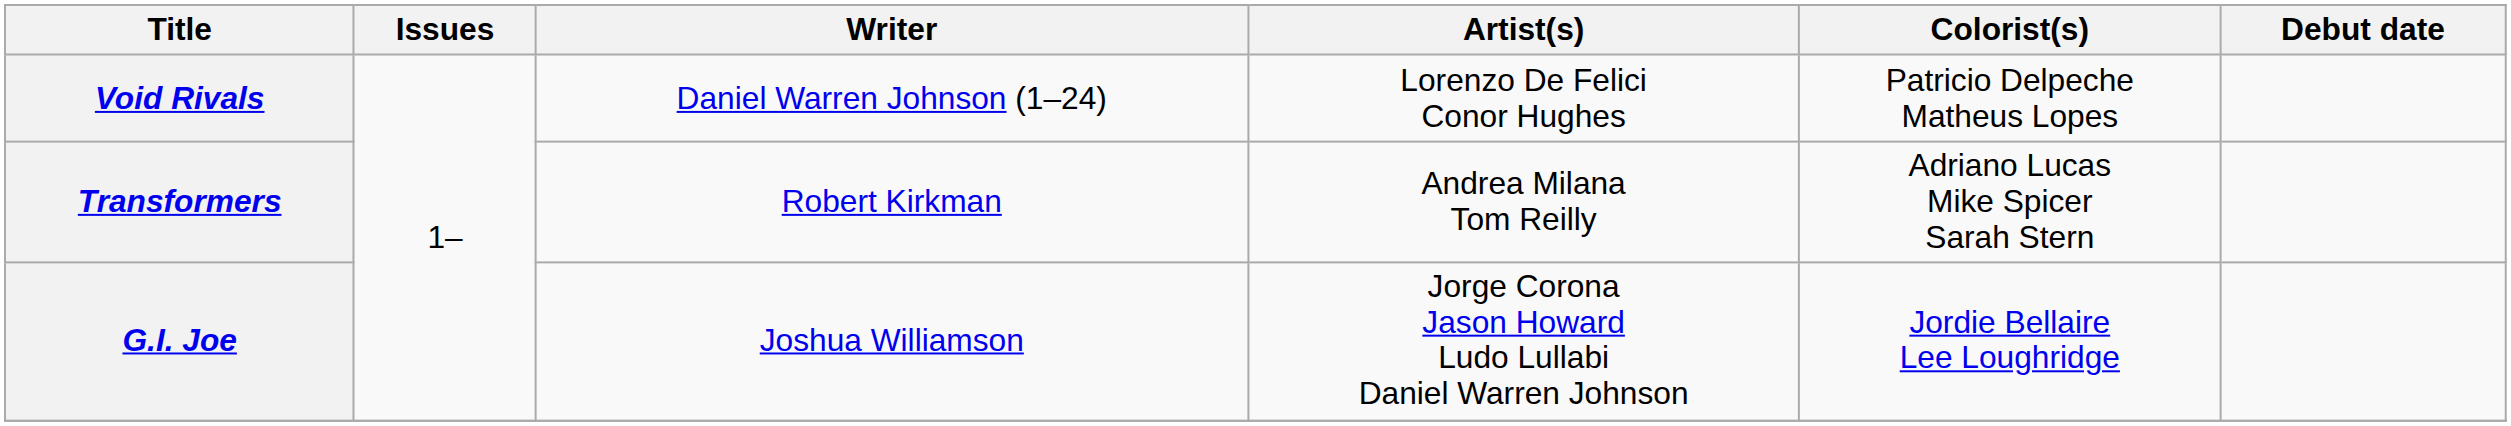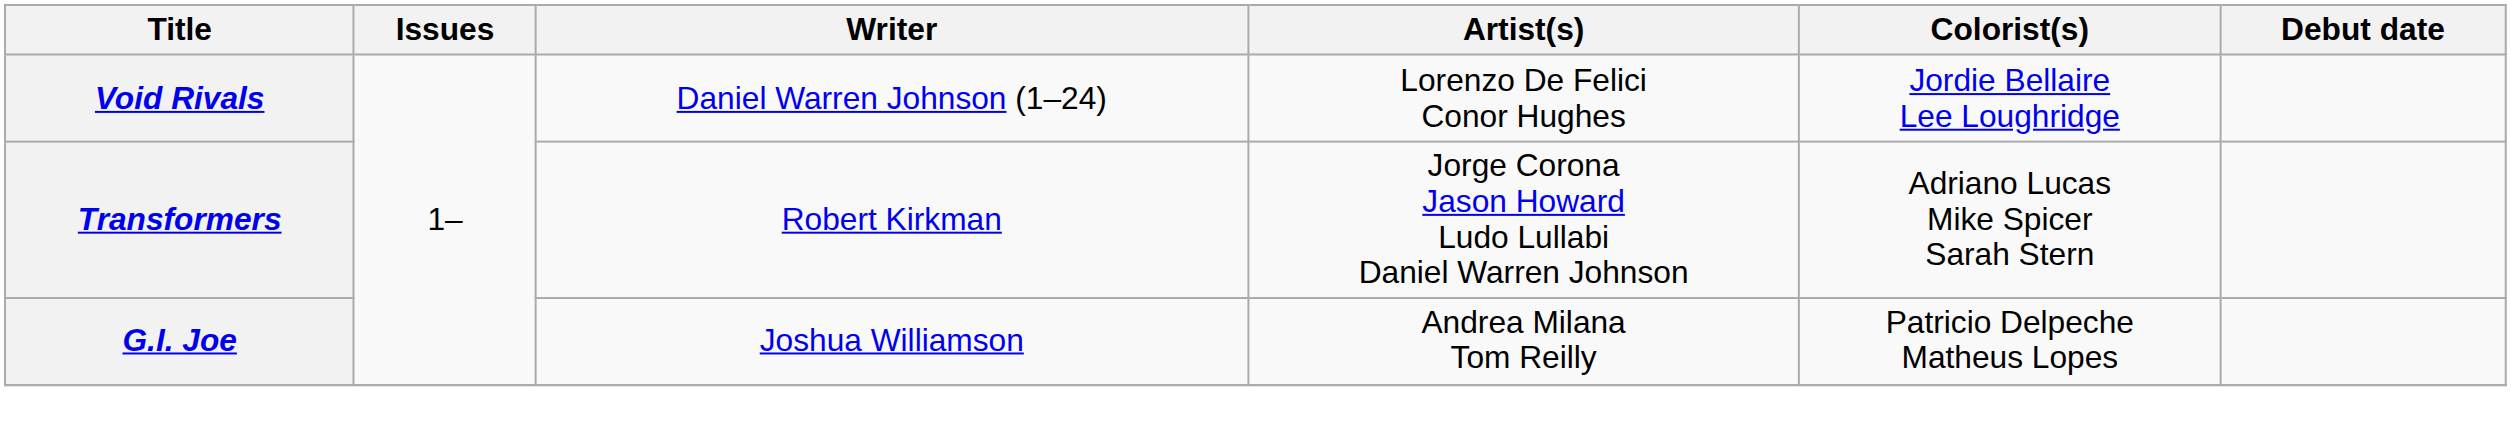(2010, 97) Patricio Delpeche Matheus Lopes -> (2010, 97) Jordie Bellaire Lee Loughridge
(1524, 201) Andrea Milana Tom Reilly -> (1524, 219) Jorge Corona Jason Howard Ludo Lullabi Daniel Warren Johnson
(1524, 340) Jorge Corona Jason Howard Ludo Lullabi Daniel Warren Johnson -> (1524, 340) Andrea Milana Tom Reilly
(2010, 340) Jordie Bellaire Lee Loughridge -> (2010, 340) Patricio Delpeche Matheus Lopes
